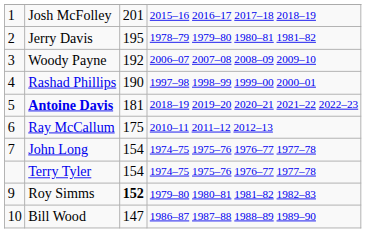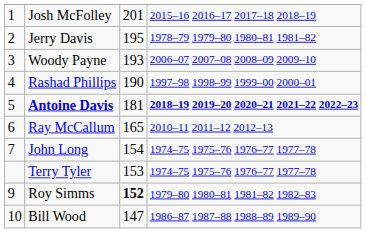(133, 60) 192 -> (133, 60) 193
(254, 104) normal -> (254, 104) bold
(133, 127) 175 -> (133, 127) 165
(133, 171) 154 -> (133, 171) 153
